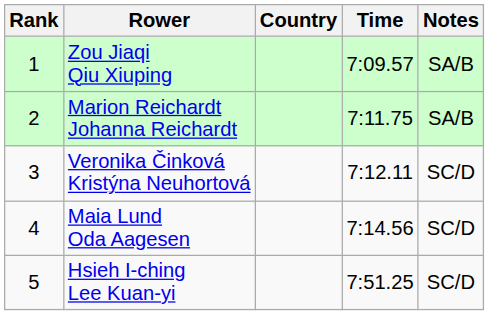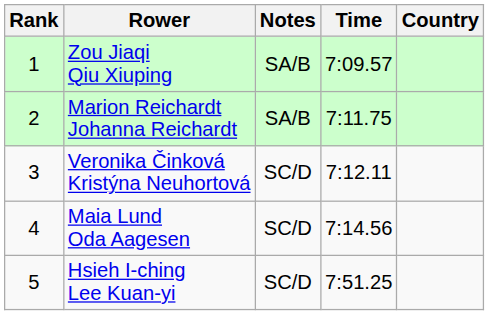columns swapped: (298, 20) <-> (451, 20)
